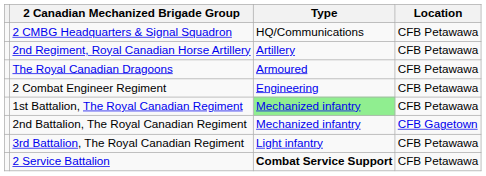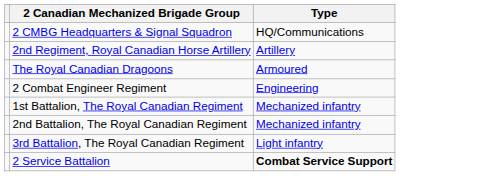- column: (438, 13)
(308, 106) lightgreen background -> (308, 106) no background
